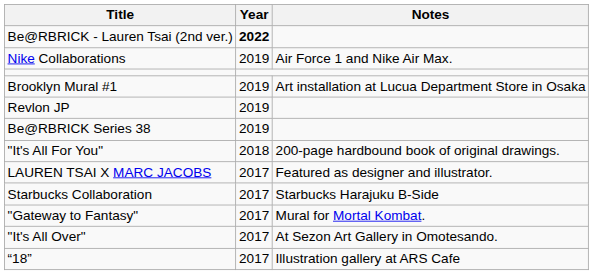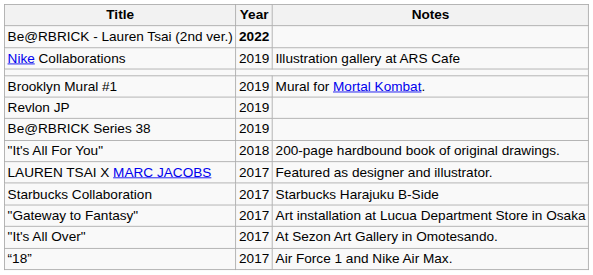(364, 58) Air Force 1 and Nike Air Max. -> (368, 58) Illustration gallery at ARS Cafe
(431, 86) Art installation at Lucua Department Store in Osaka -> (350, 86) Mural for Mortal Kombat.
(350, 215) Mural for Mortal Kombat. -> (431, 215) Art installation at Lucua Department Store in Osaka
(368, 258) Illustration gallery at ARS Cafe -> (364, 258) Air Force 1 and Nike Air Max.
